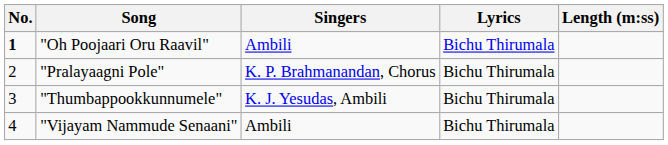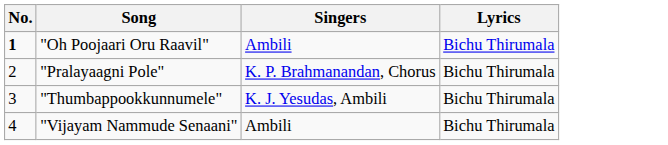- column: (611, 18)
